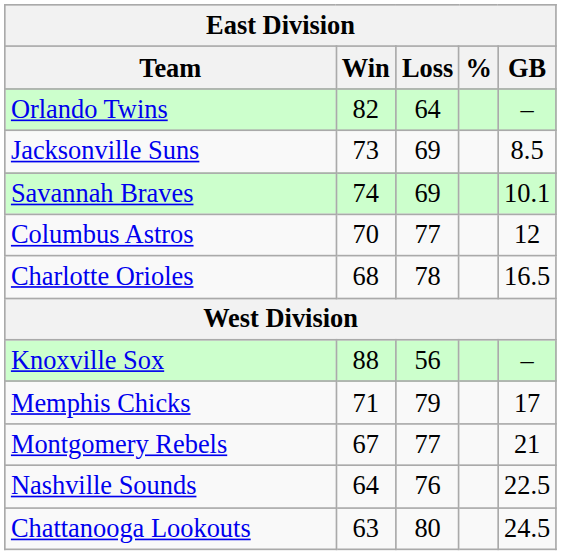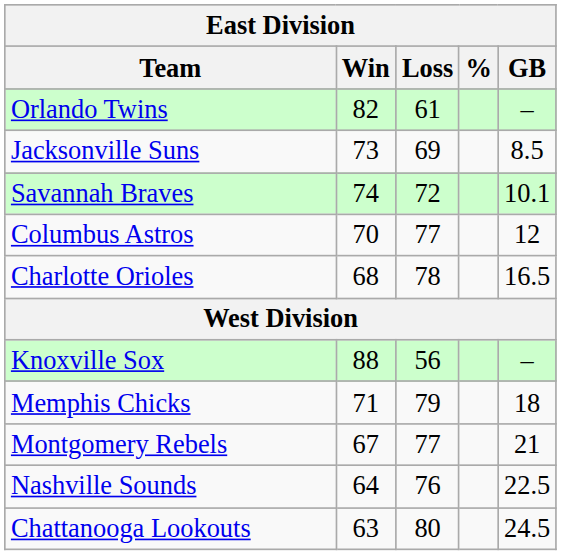(428, 109) 64 -> (428, 109) 61
(428, 192) 69 -> (428, 192) 72
(527, 402) 17 -> (527, 402) 18
